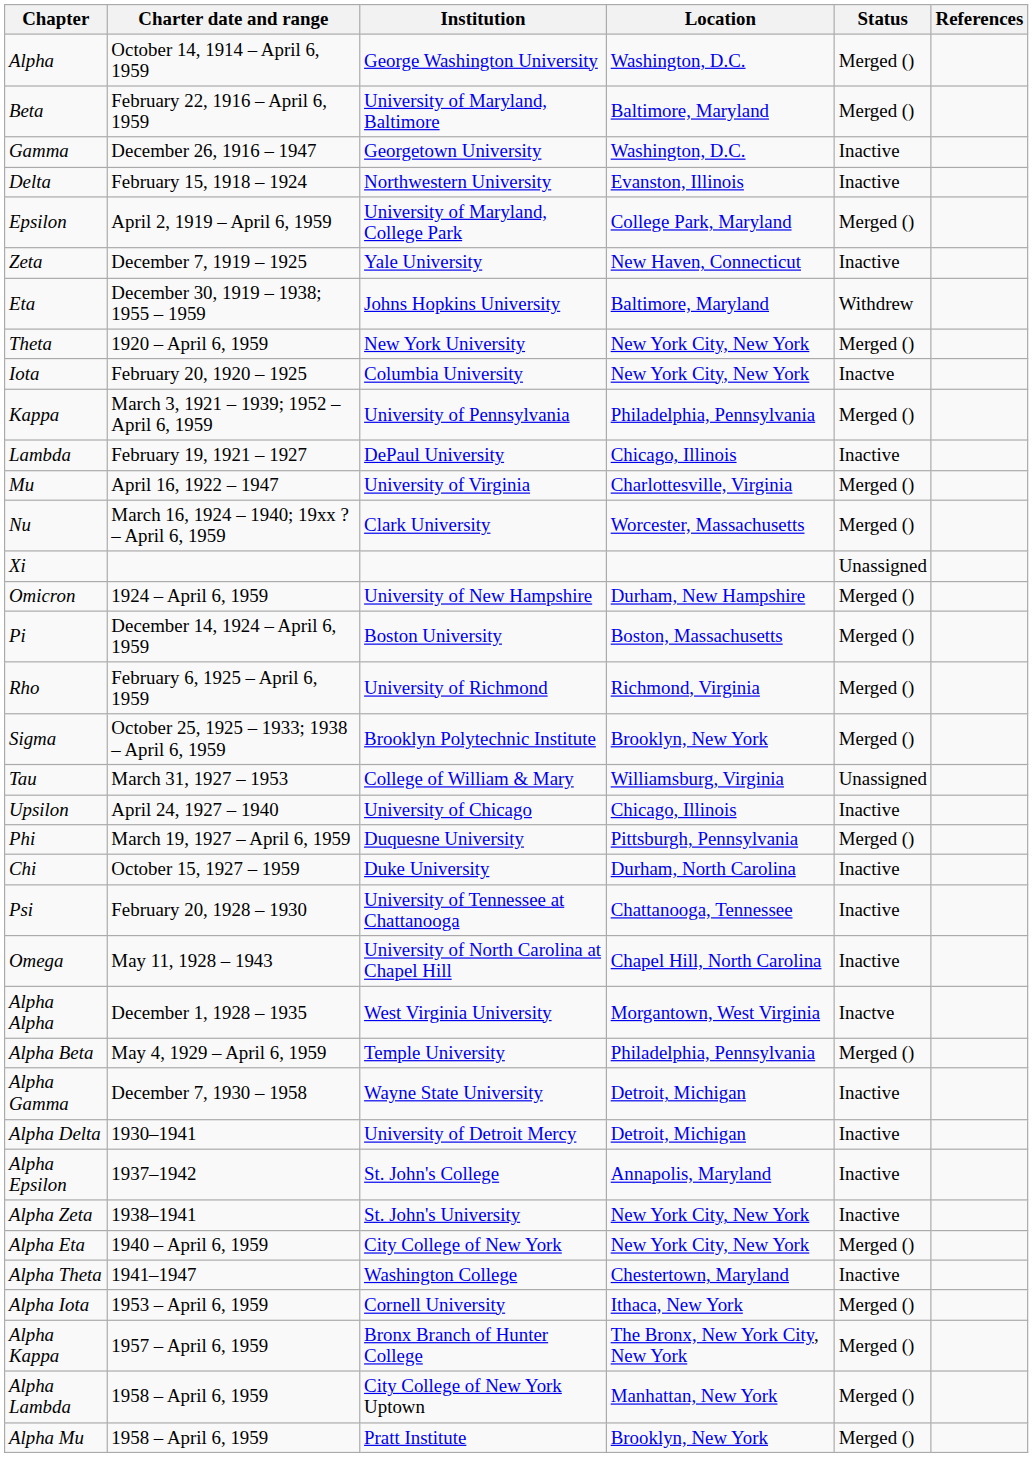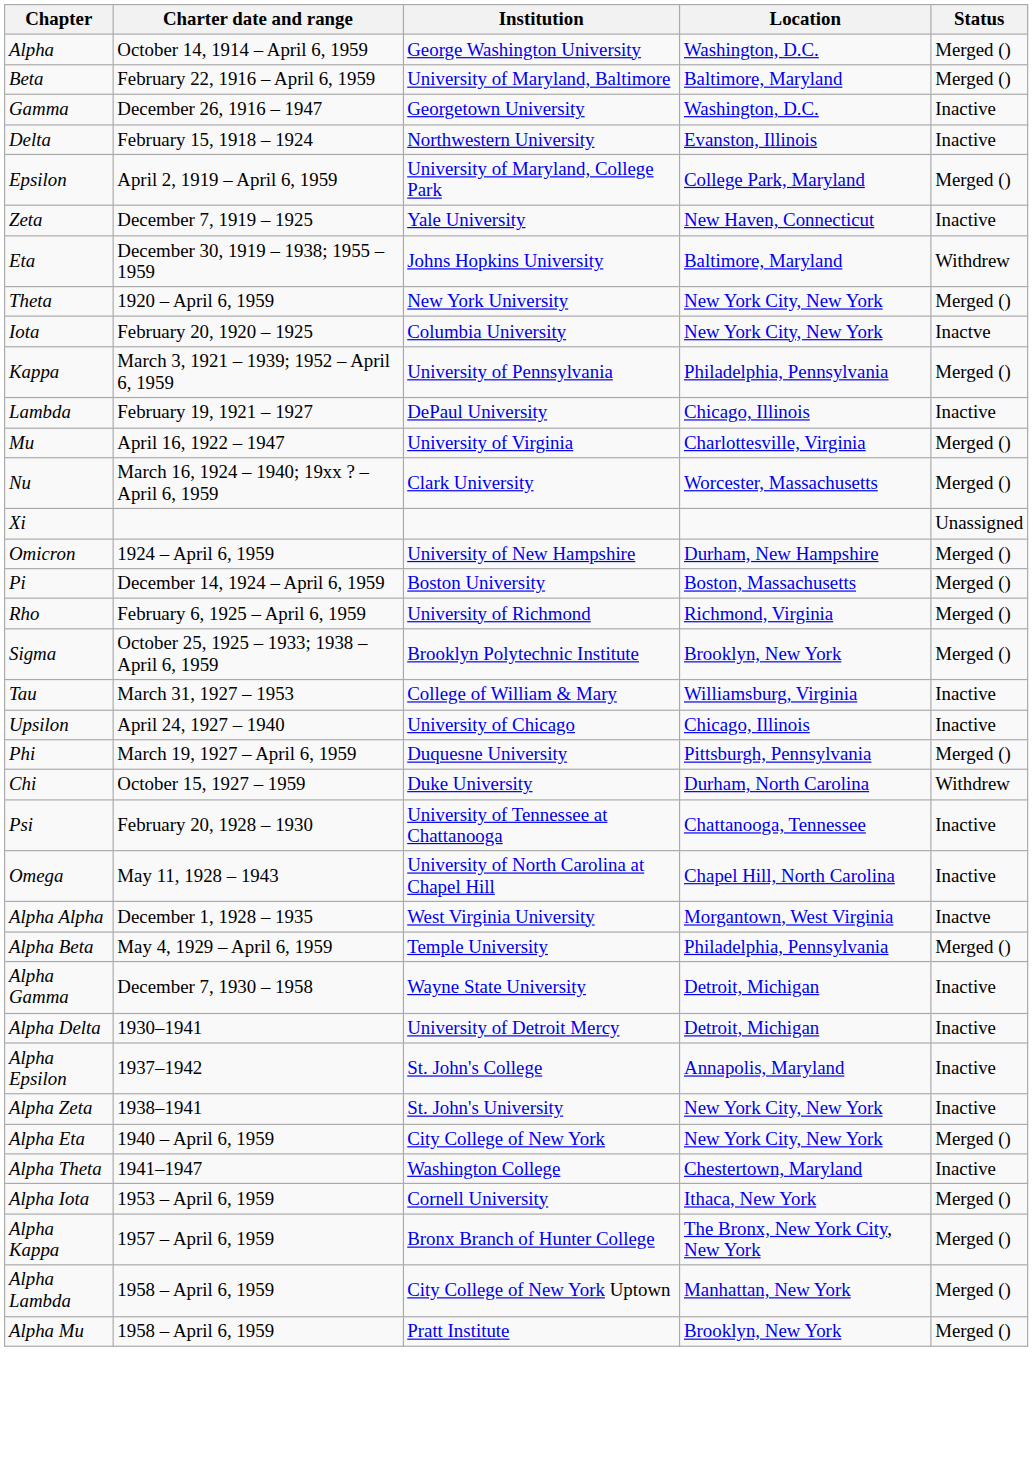- column: (979, 19)
(883, 779) Unassigned -> (966, 694) Inactive
(869, 869) Inactive -> (973, 784) Withdrew
